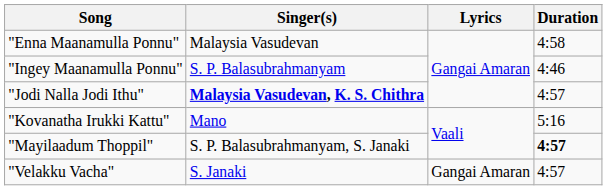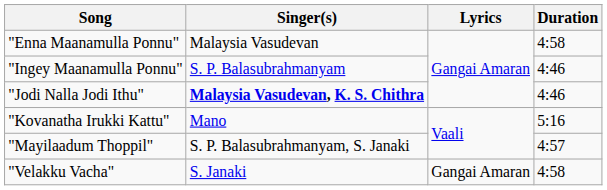(551, 95) 4:57 -> (551, 95) 4:46
(552, 146) bold -> (551, 146) normal
(551, 172) 4:57 -> (551, 172) 4:58
